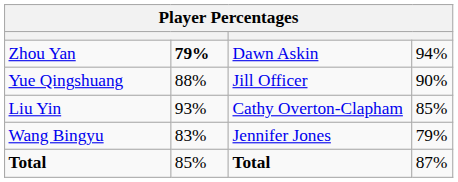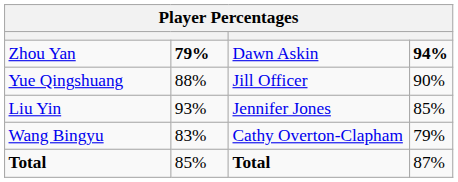(432, 53) normal -> (431, 53) bold
(318, 108) Cathy Overton-Clapham -> (282, 108) Jennifer Jones
(282, 135) Jennifer Jones -> (318, 135) Cathy Overton-Clapham
